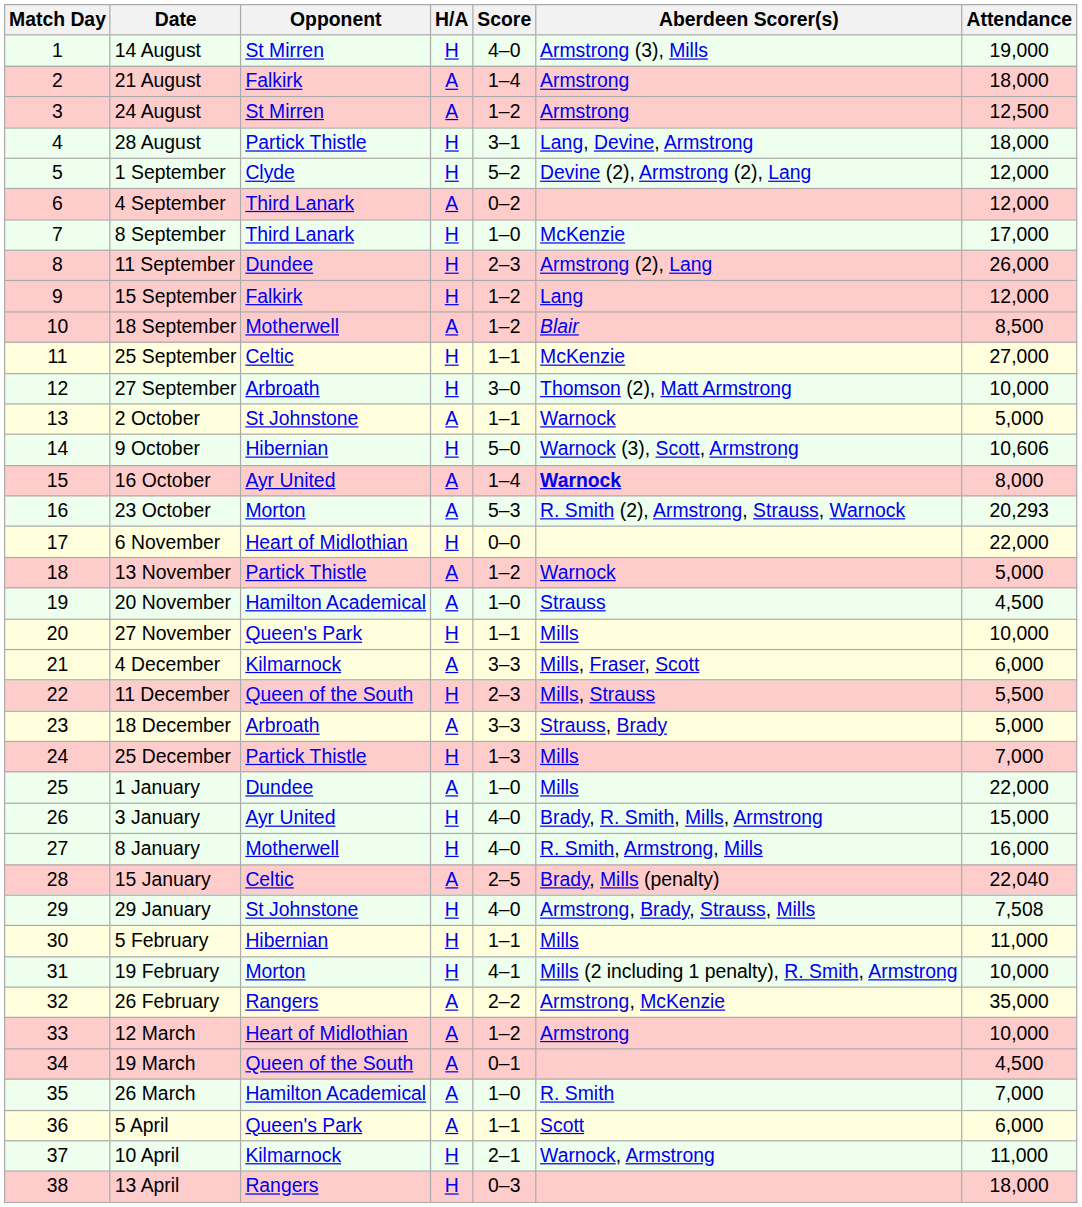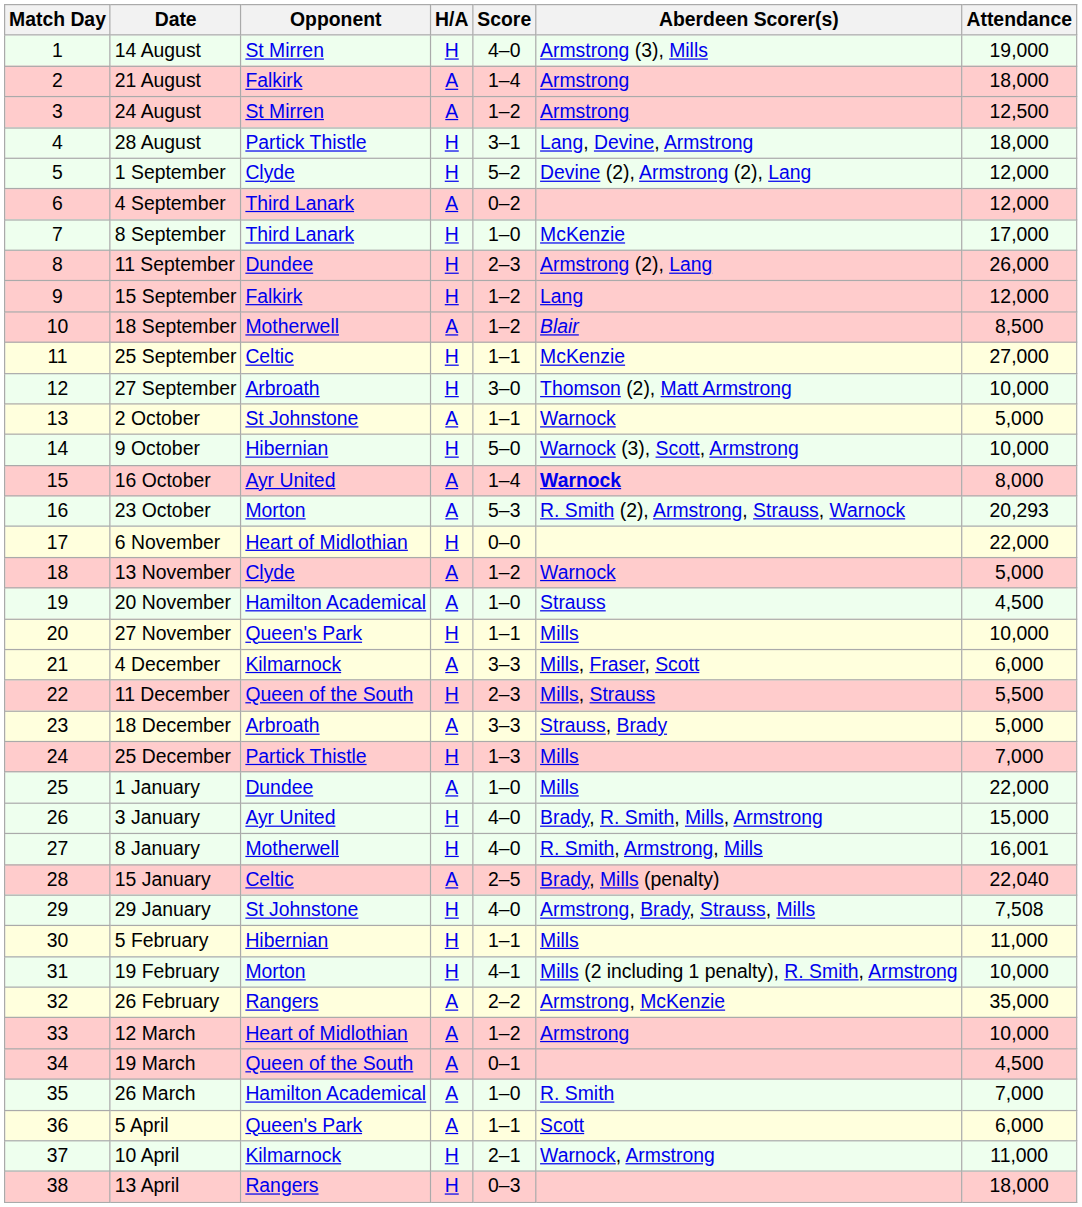(1019, 449) 10,606 -> (1019, 449) 10,000
(306, 572) Partick Thistle -> (270, 572) Clyde
(1019, 848) 16,000 -> (1019, 848) 16,001
